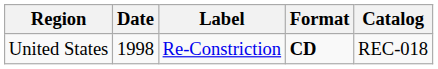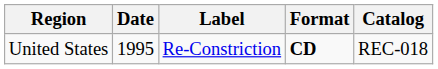(135, 48) 1998 -> (135, 48) 1995
